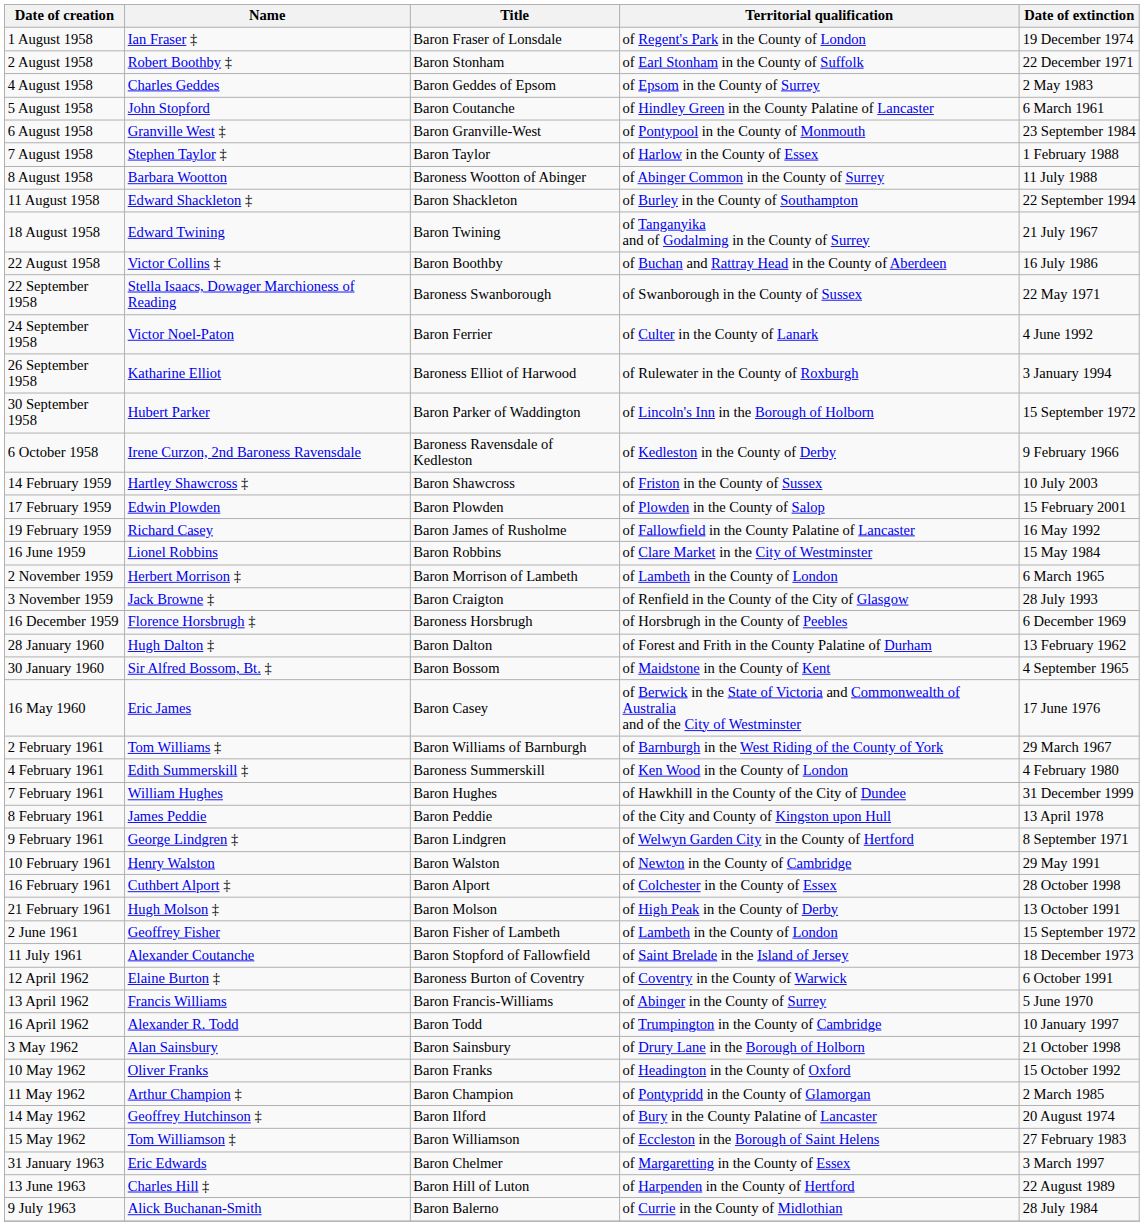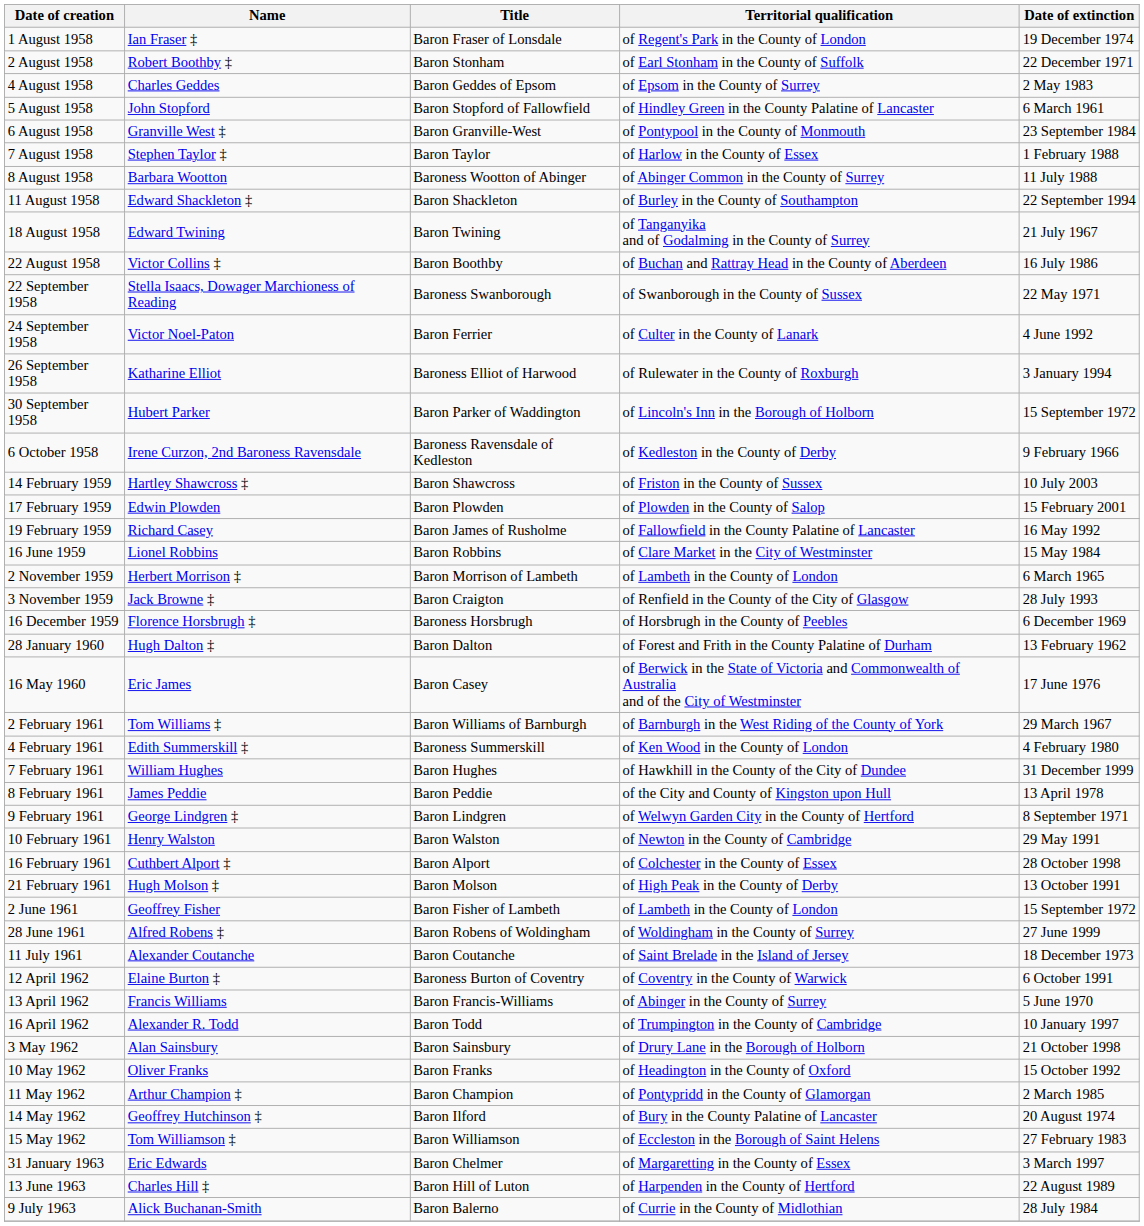(464, 108) Baron Coutanche -> (502, 108) Baron Stopford of Fallowfield
- row: (56, 668)
+ row: (47, 932)
(502, 955) Baron Stopford of Fallowfield -> (464, 955) Baron Coutanche
